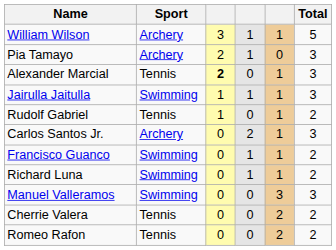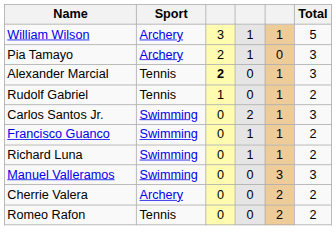- row: (49, 94)
(161, 134) Archery -> (169, 114) Swimming
(158, 214) Tennis -> (161, 194) Archery
